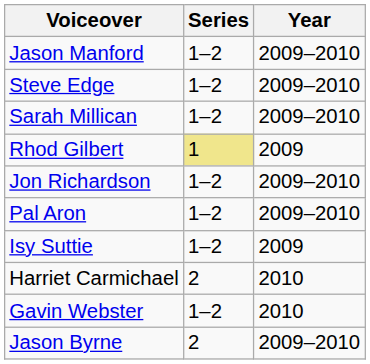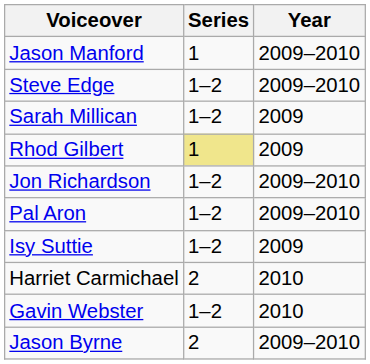(205, 52) 1–2 -> (194, 52) 1
(309, 117) 2009–2010 -> (281, 117) 2009
